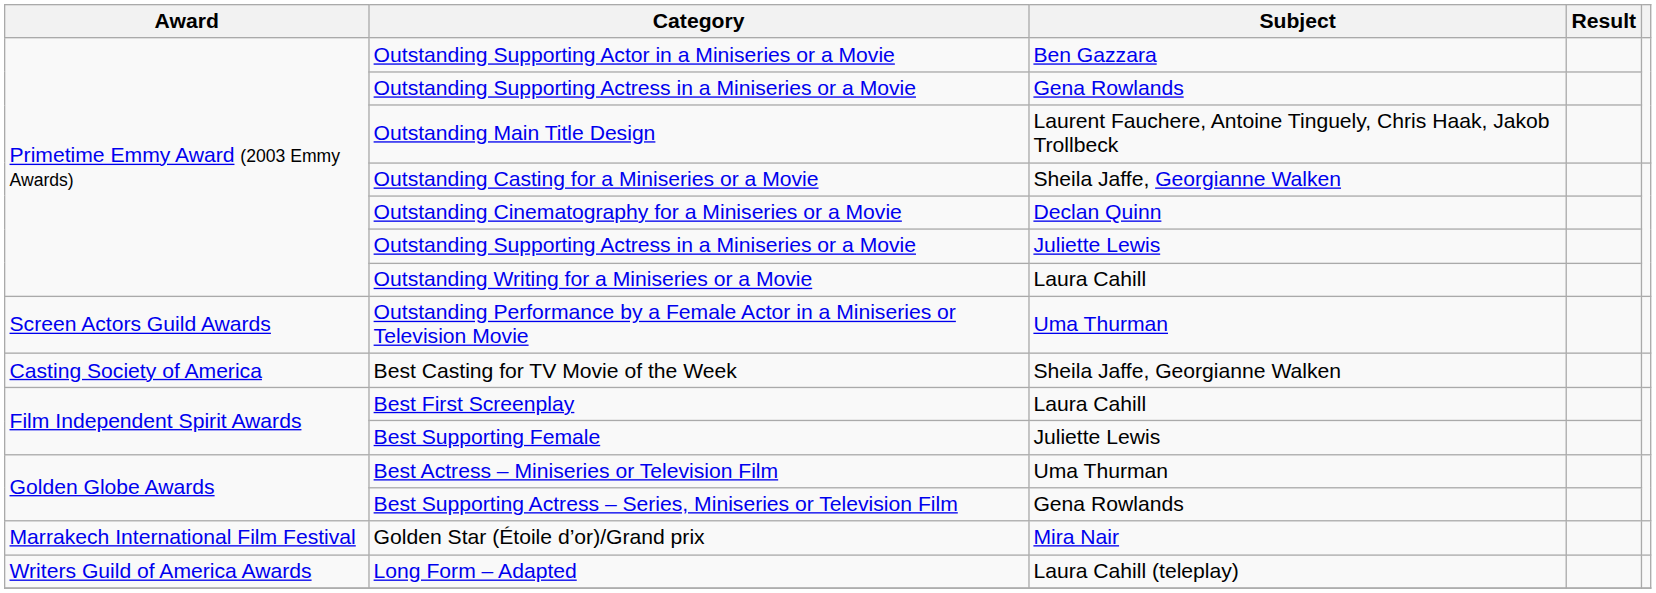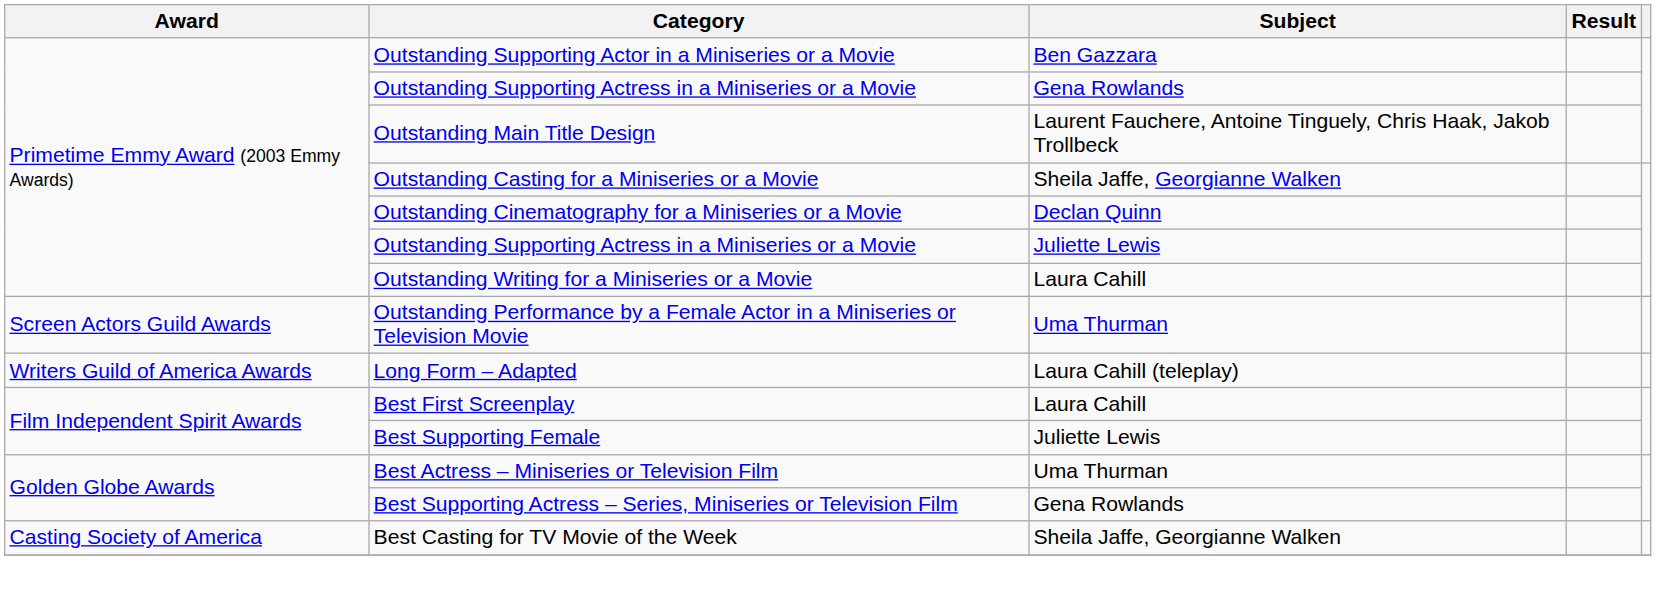rows swapped: (555, 370) <-> (475, 571)
- row: (539, 537)
